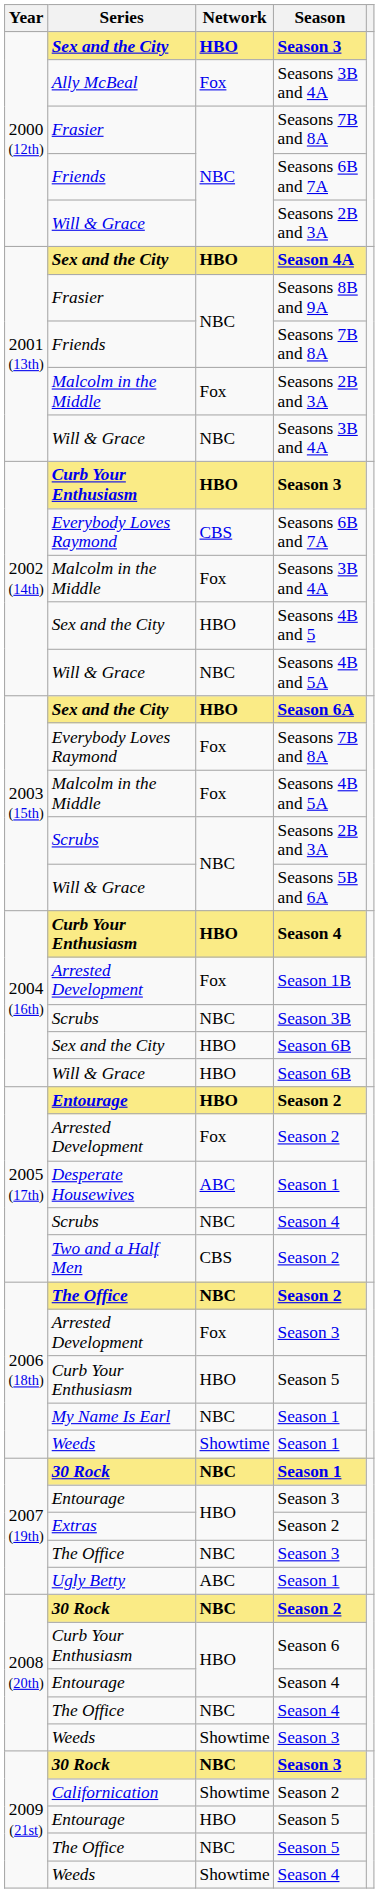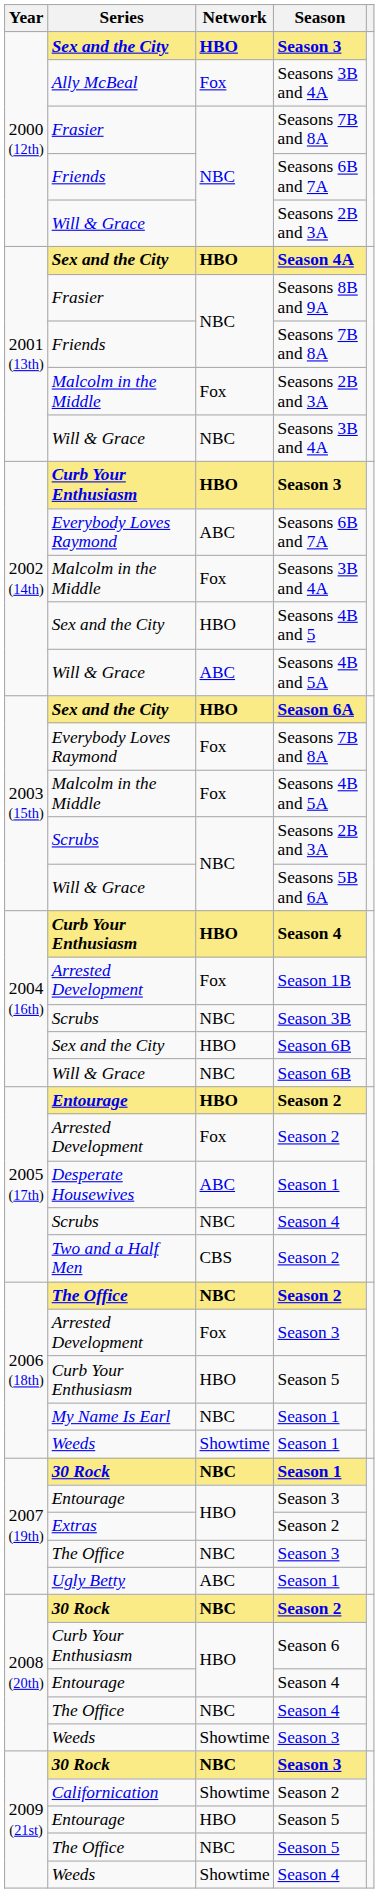(216, 531) CBS -> (217, 531) ABC
(217, 672) NBC -> (217, 672) ABC
(218, 1072) HBO -> (217, 1072) NBC
